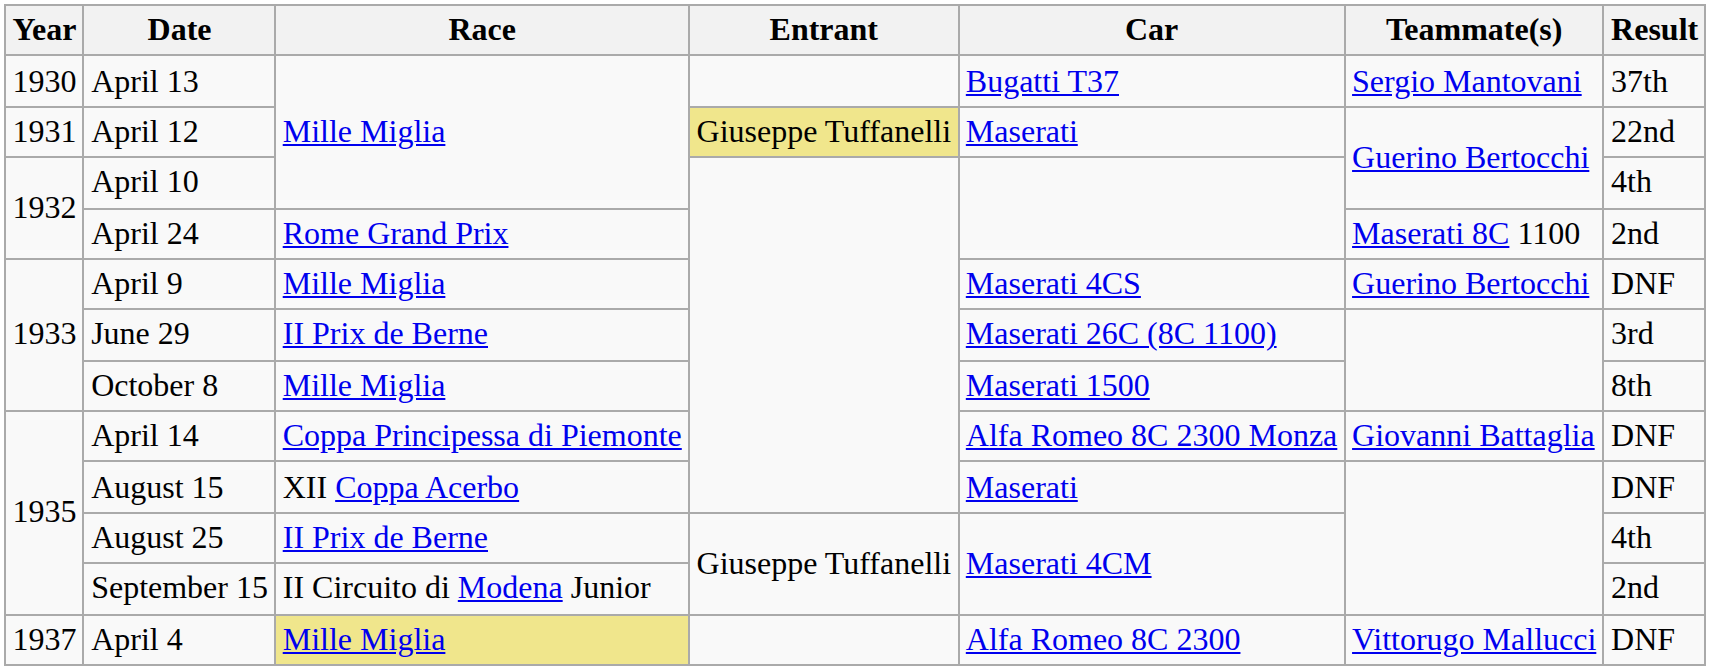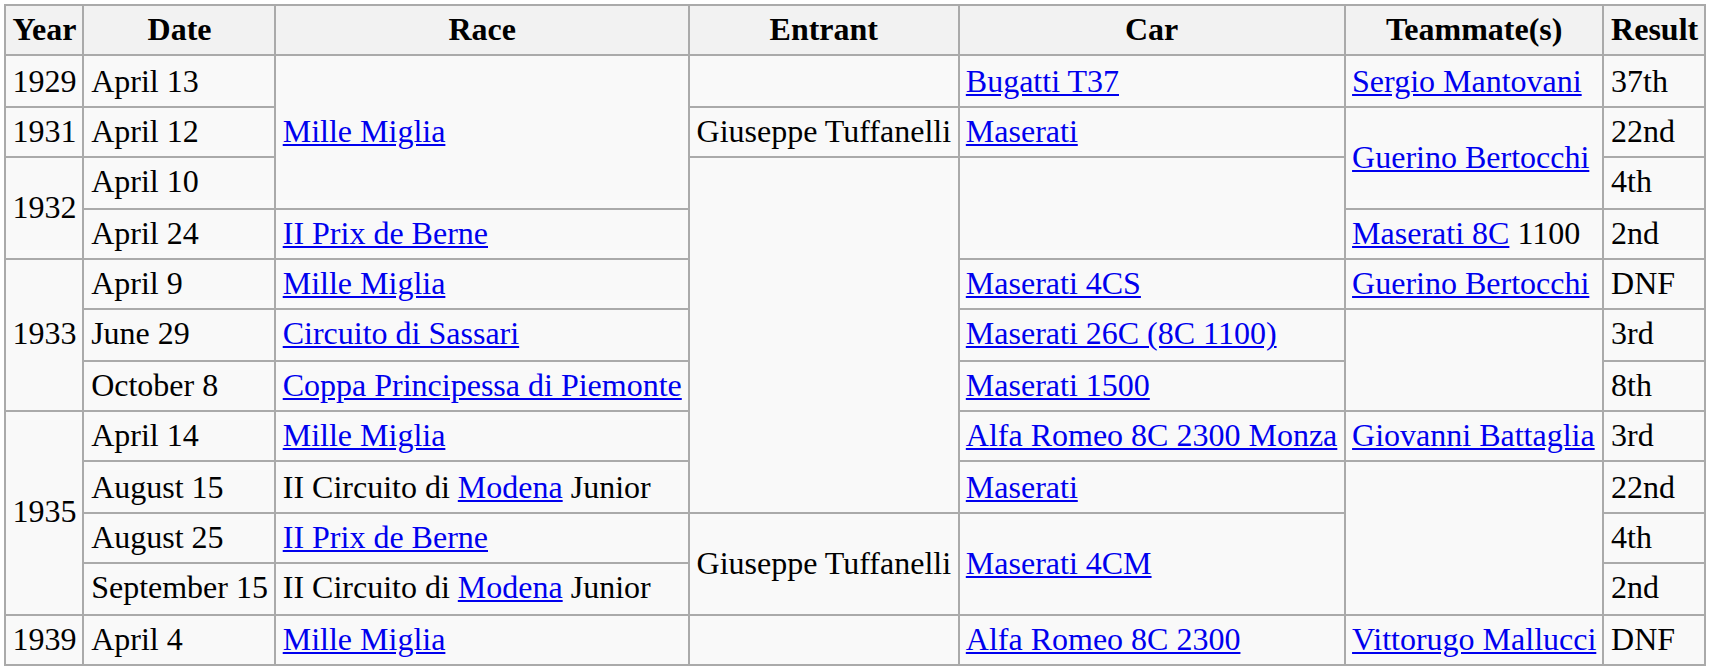(44, 80) 1930 -> (44, 80) 1929
(824, 131) khaki background -> (824, 131) no background
(396, 232) Rome Grand Prix -> (385, 232) II Prix de Berne
(385, 334) II Prix de Berne -> (401, 334) Circuito di Sassari
(364, 385) Mille Miglia -> (482, 385) Coppa Principessa di Piemonte
(482, 435) Coppa Principessa di Piemonte -> (364, 435) Mille Miglia
(1643, 435) DNF -> (1632, 435) 3rd
(401, 486) XII Coppa Acerbo -> (467, 486) II Circuito di Modena Junior
(1643, 486) DNF -> (1643, 486) 22nd
(44, 638) 1937 -> (44, 638) 1939
(364, 638) khaki background -> (364, 638) no background
